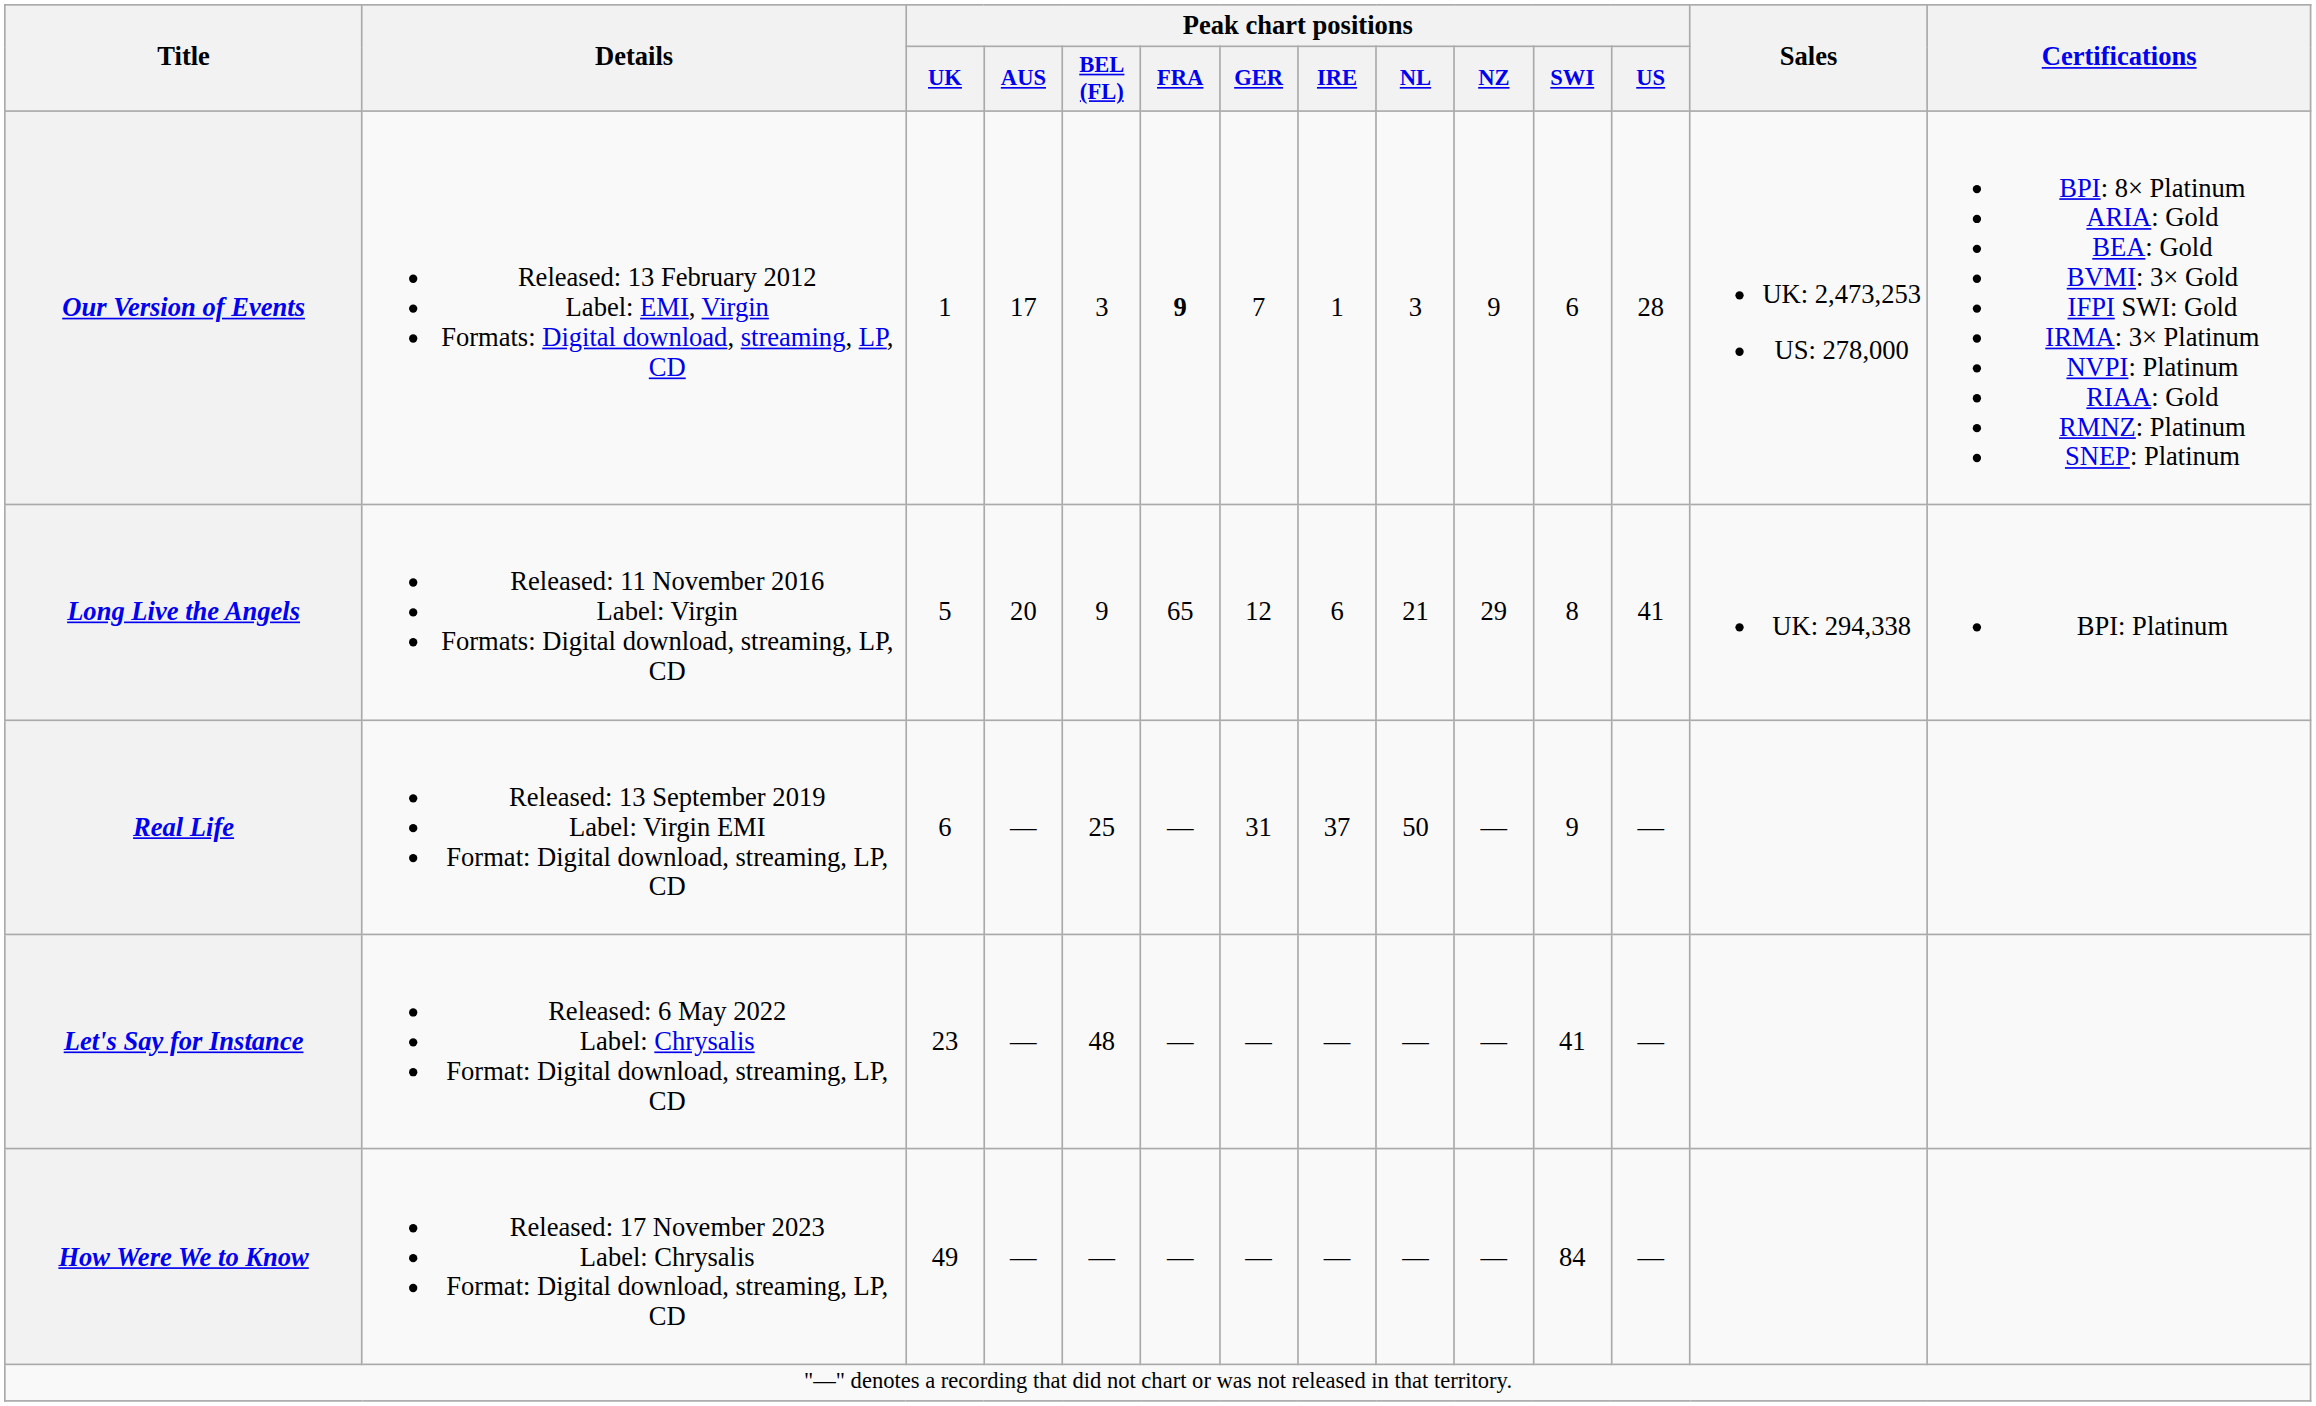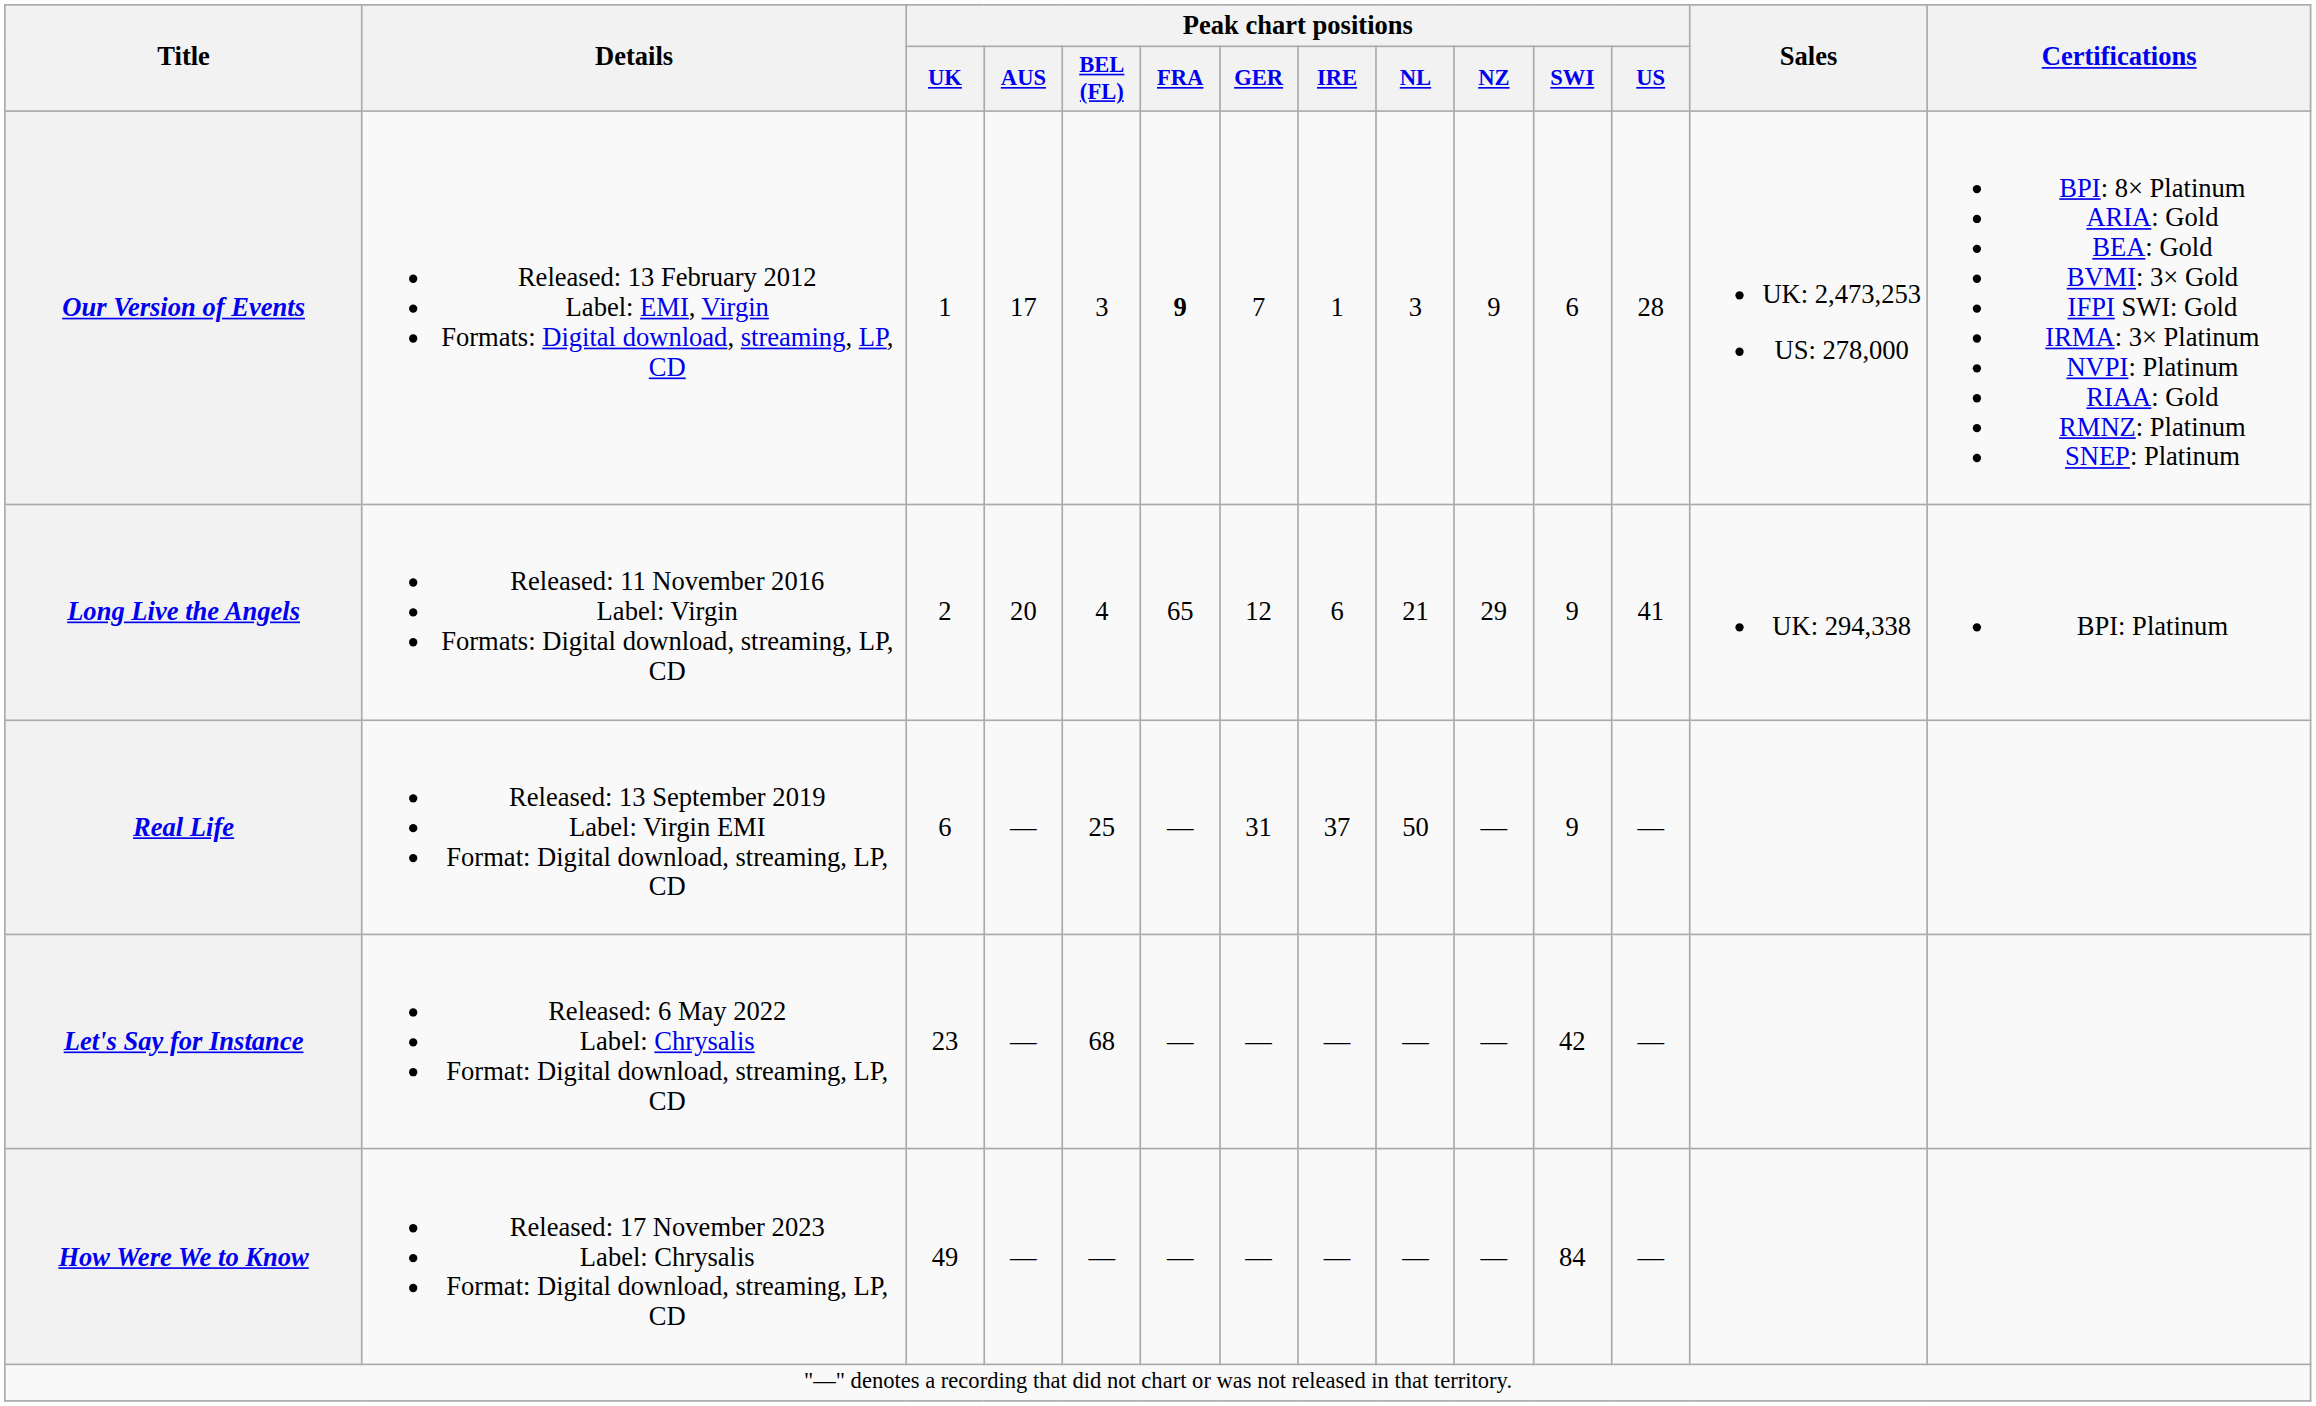(945, 611) 5 -> (945, 611) 2
(1102, 611) 9 -> (1102, 611) 4
(1572, 611) 8 -> (1572, 611) 9
(1102, 1041) 48 -> (1102, 1041) 68
(1572, 1041) 41 -> (1572, 1041) 42
